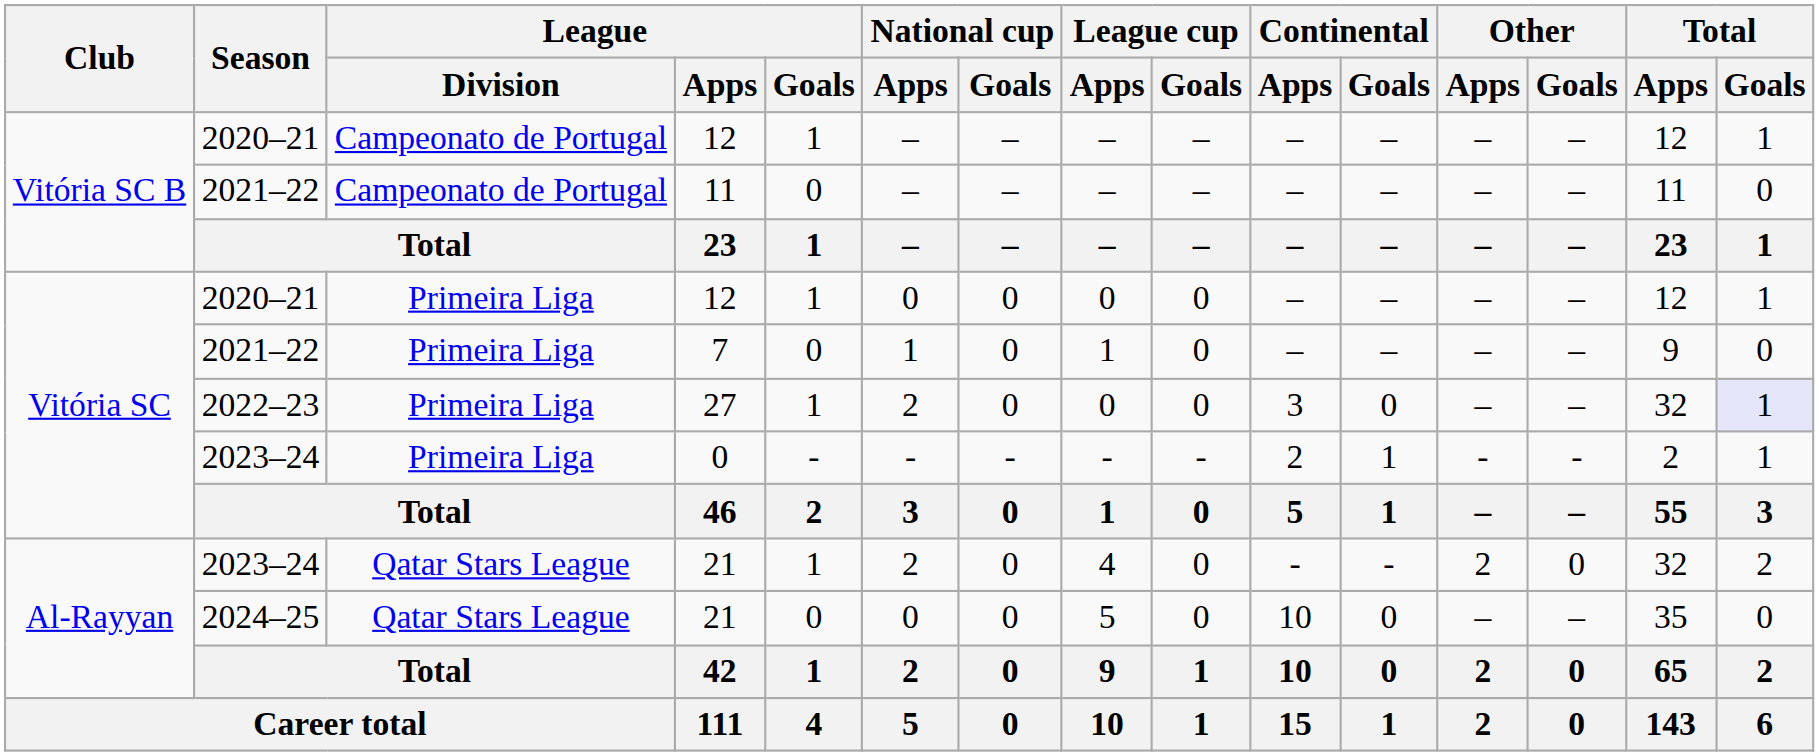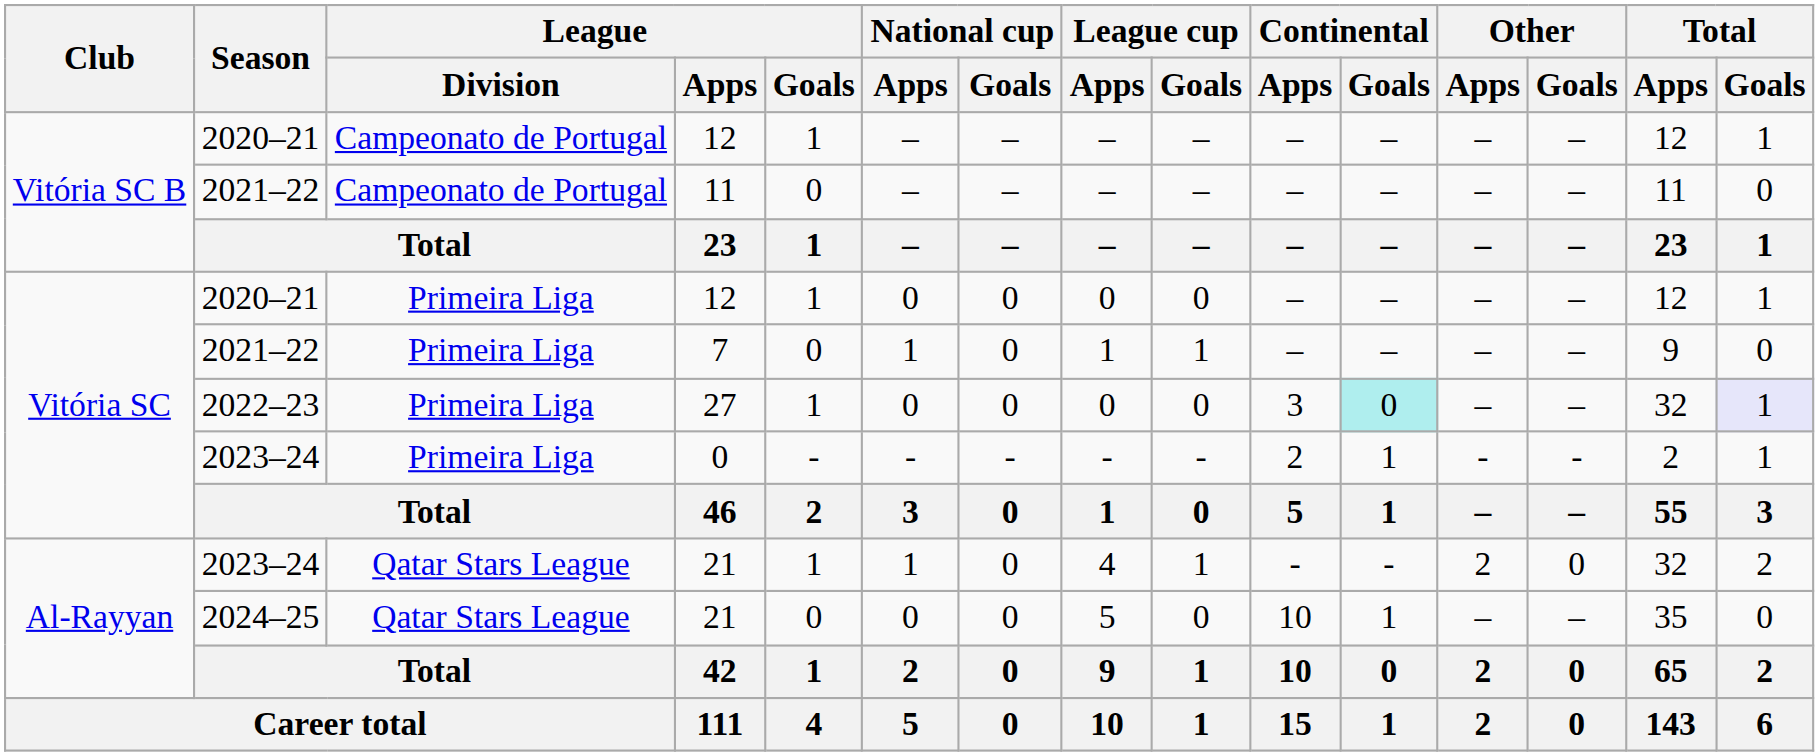(1201, 350) 0 -> (1201, 350) 1
(911, 404) 2 -> (911, 404) 0
(1389, 404) no background -> (1389, 404) paleturquoise background
(911, 564) 2 -> (911, 564) 1
(1201, 564) 0 -> (1201, 564) 1
(1389, 617) 0 -> (1389, 617) 1
